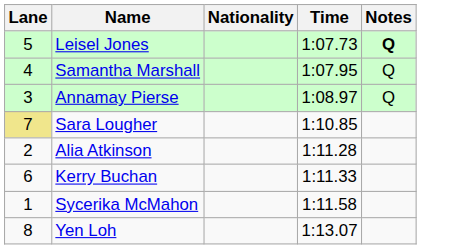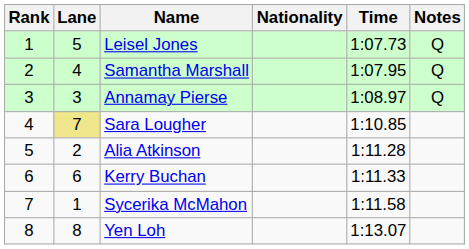+ column: (29, 17)
(389, 44) bold -> (437, 44) normal
